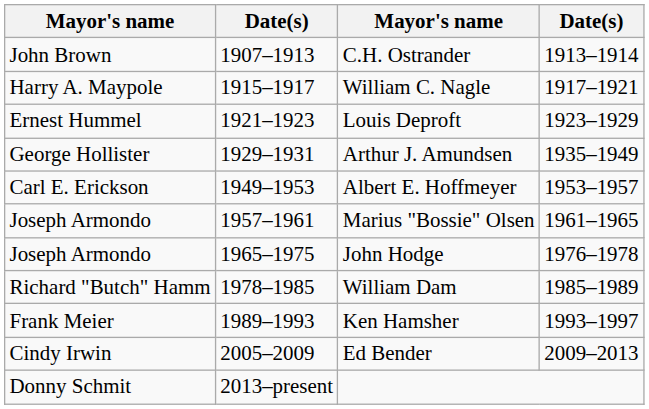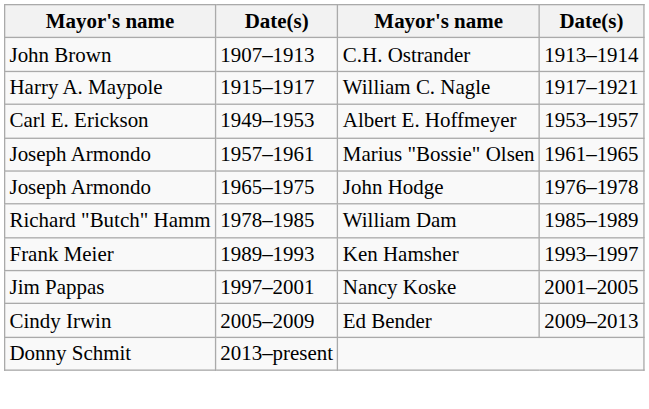- row: (402, 120)
- row: (428, 154)
+ row: (400, 287)
